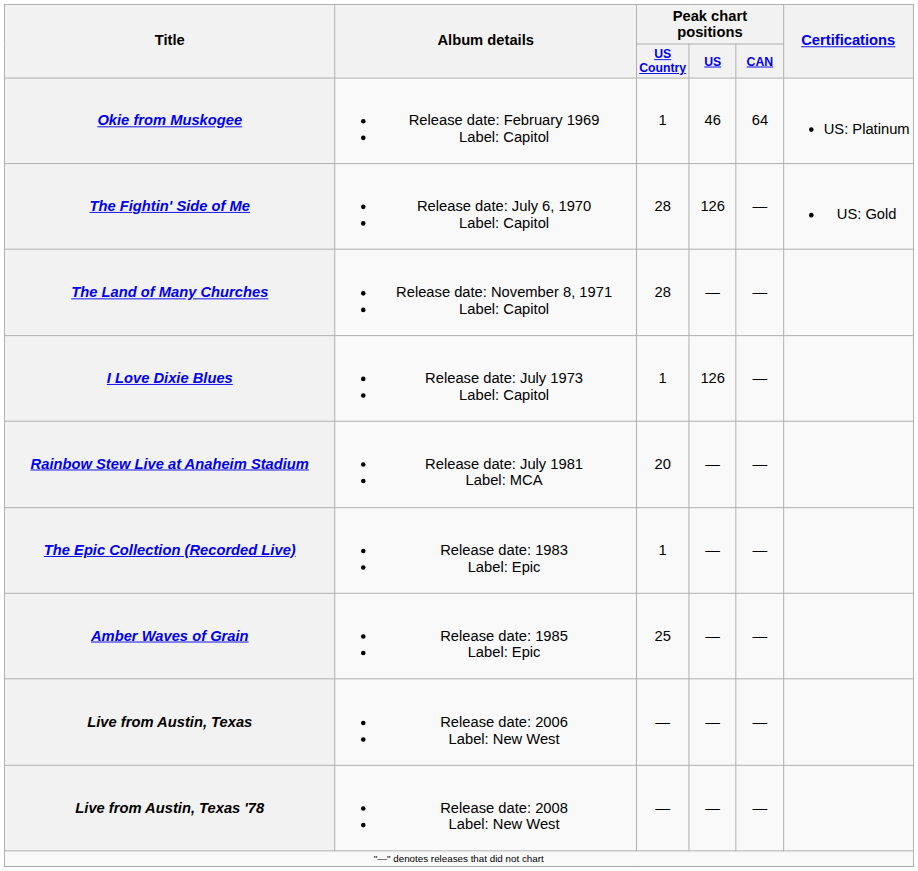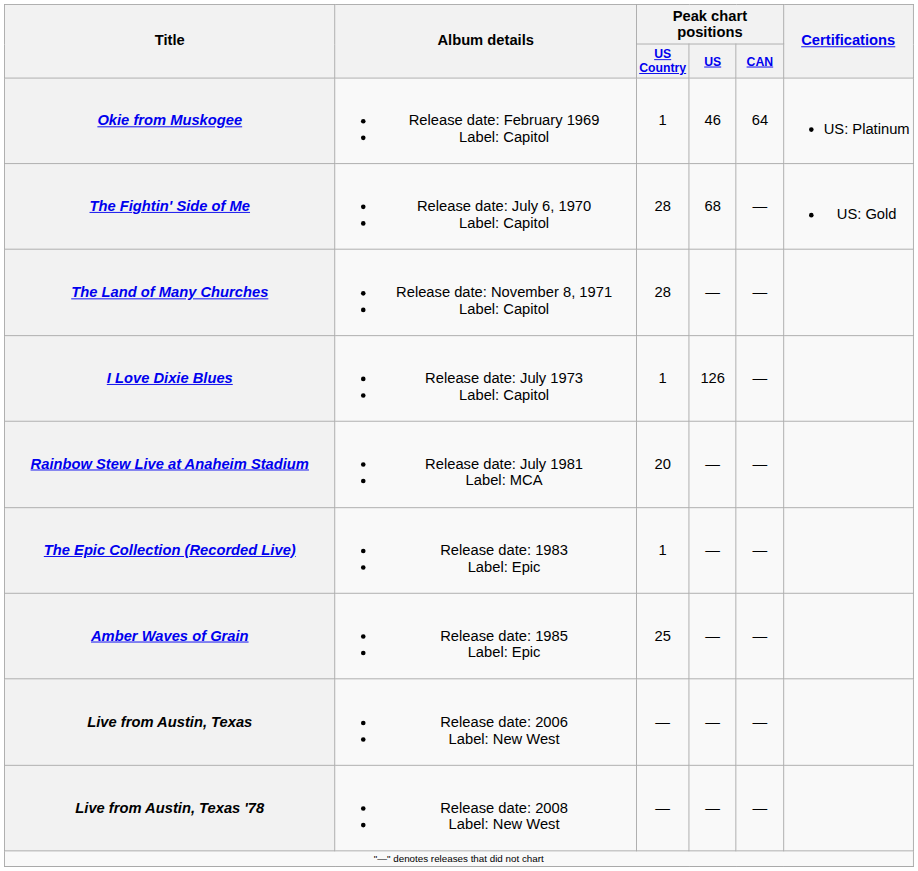(713, 206) 126 -> (713, 206) 68
